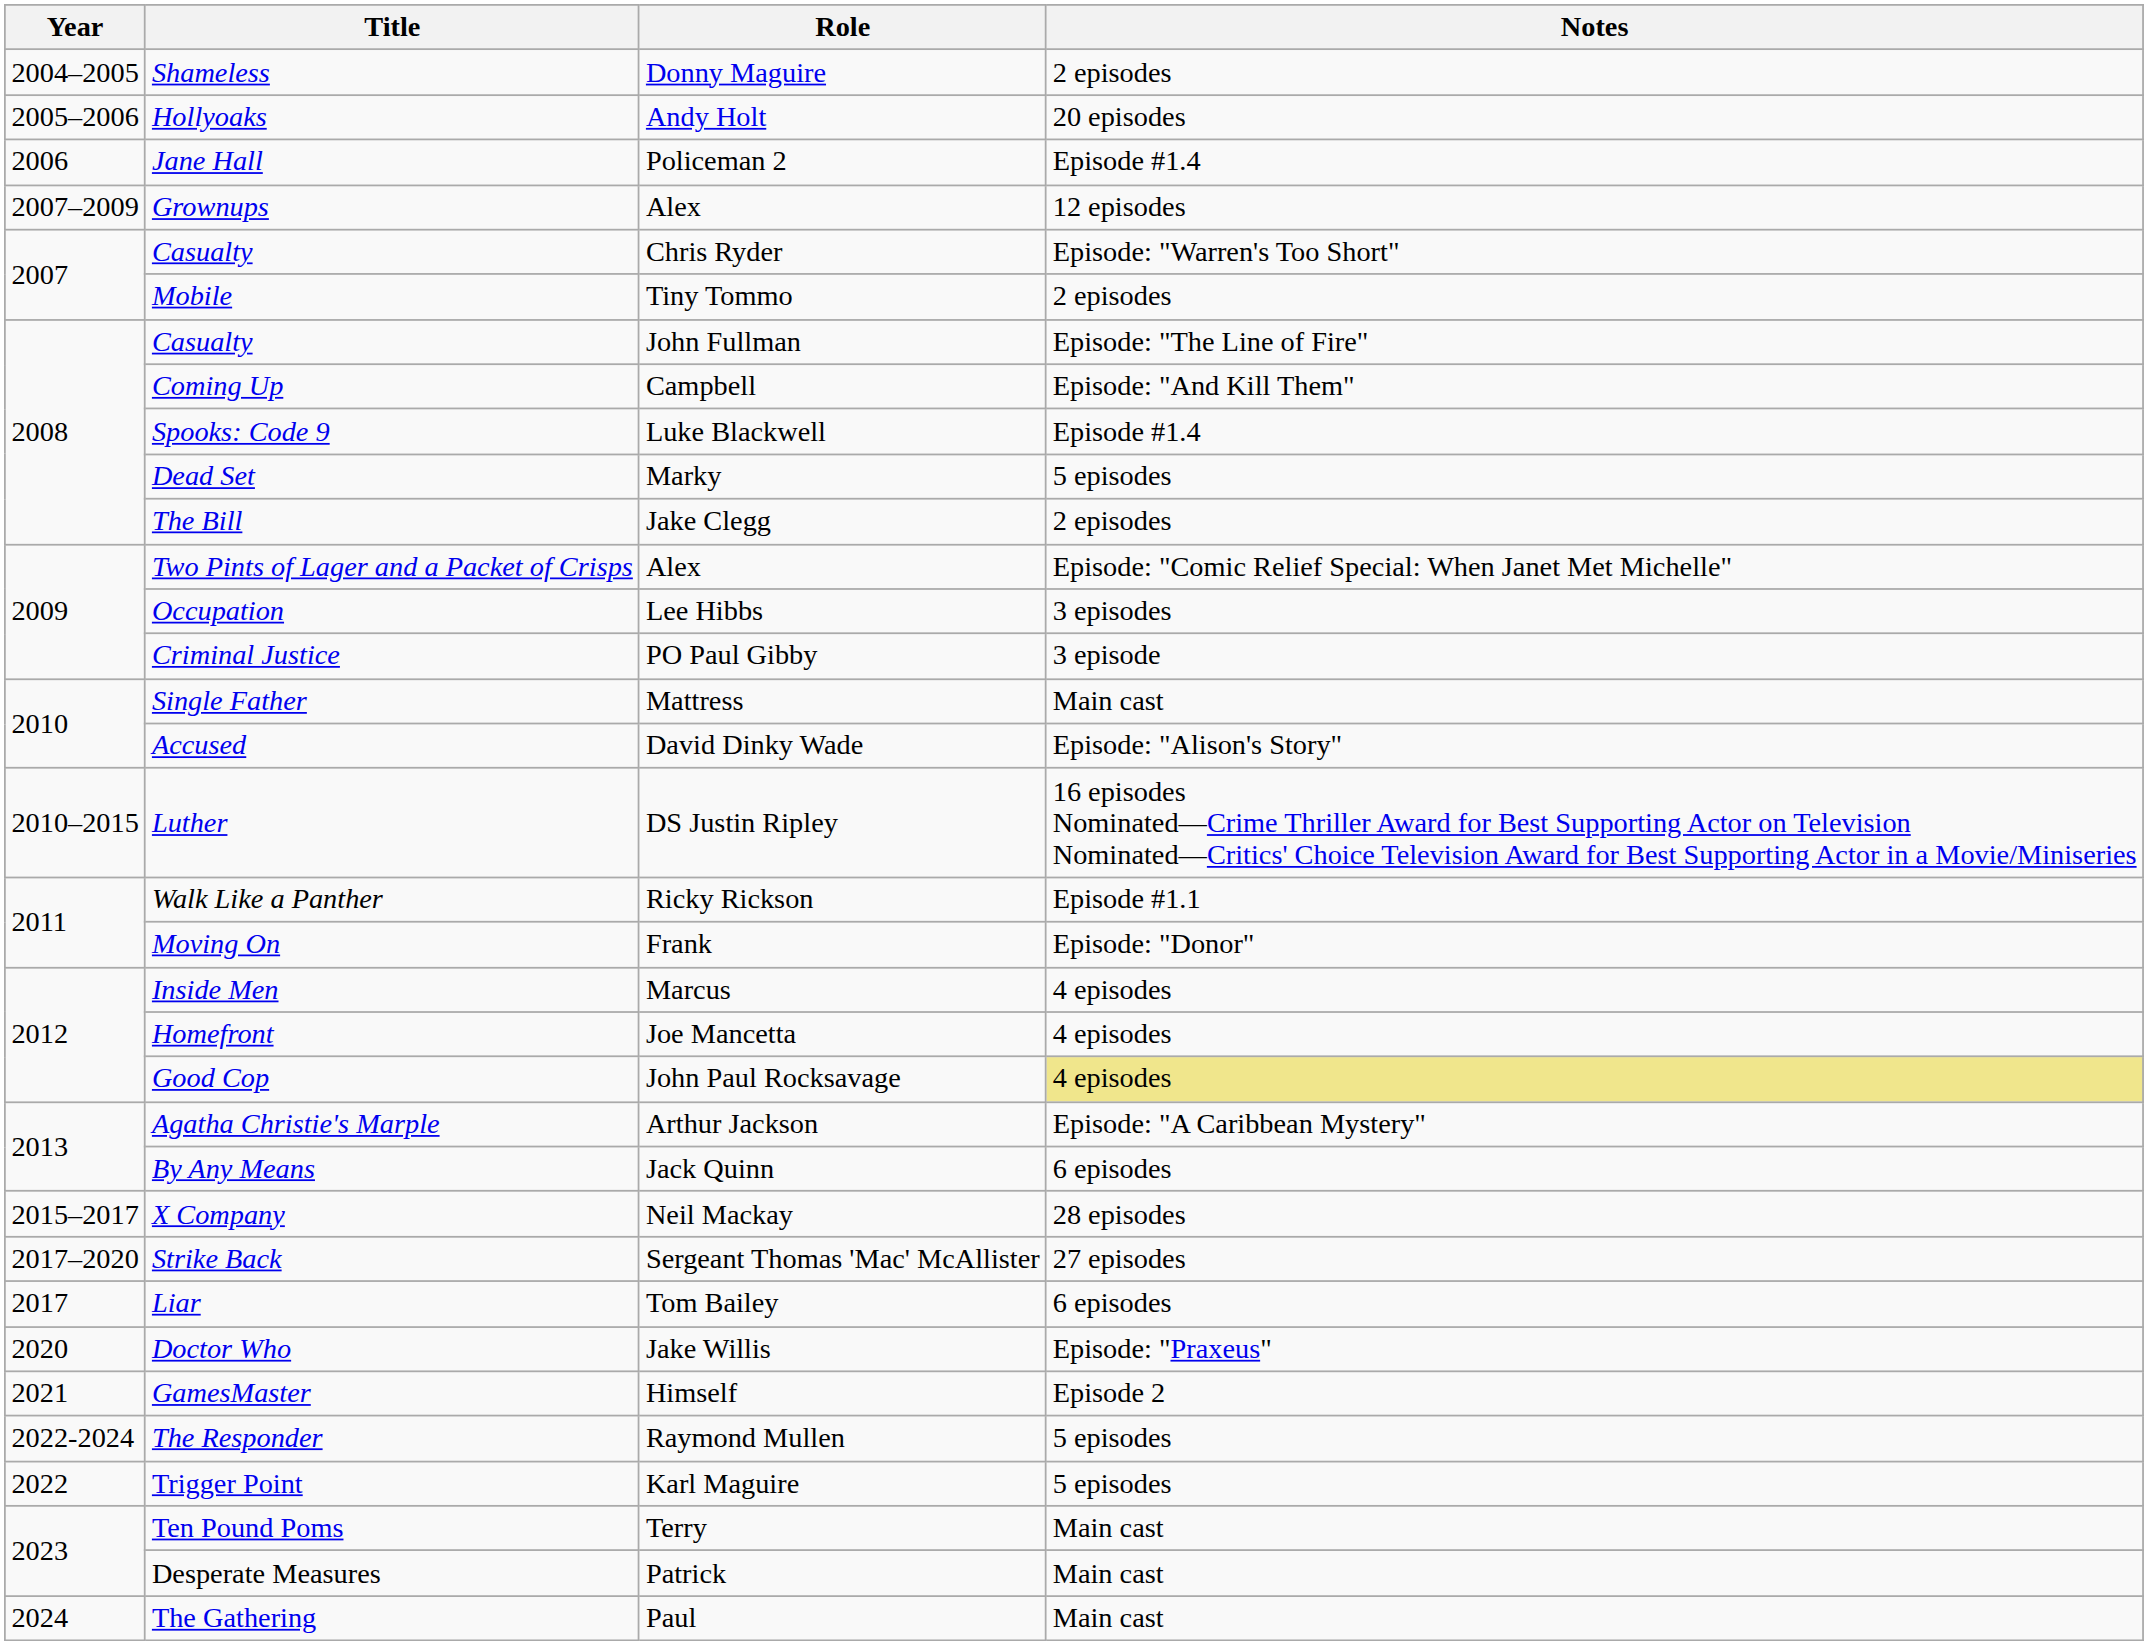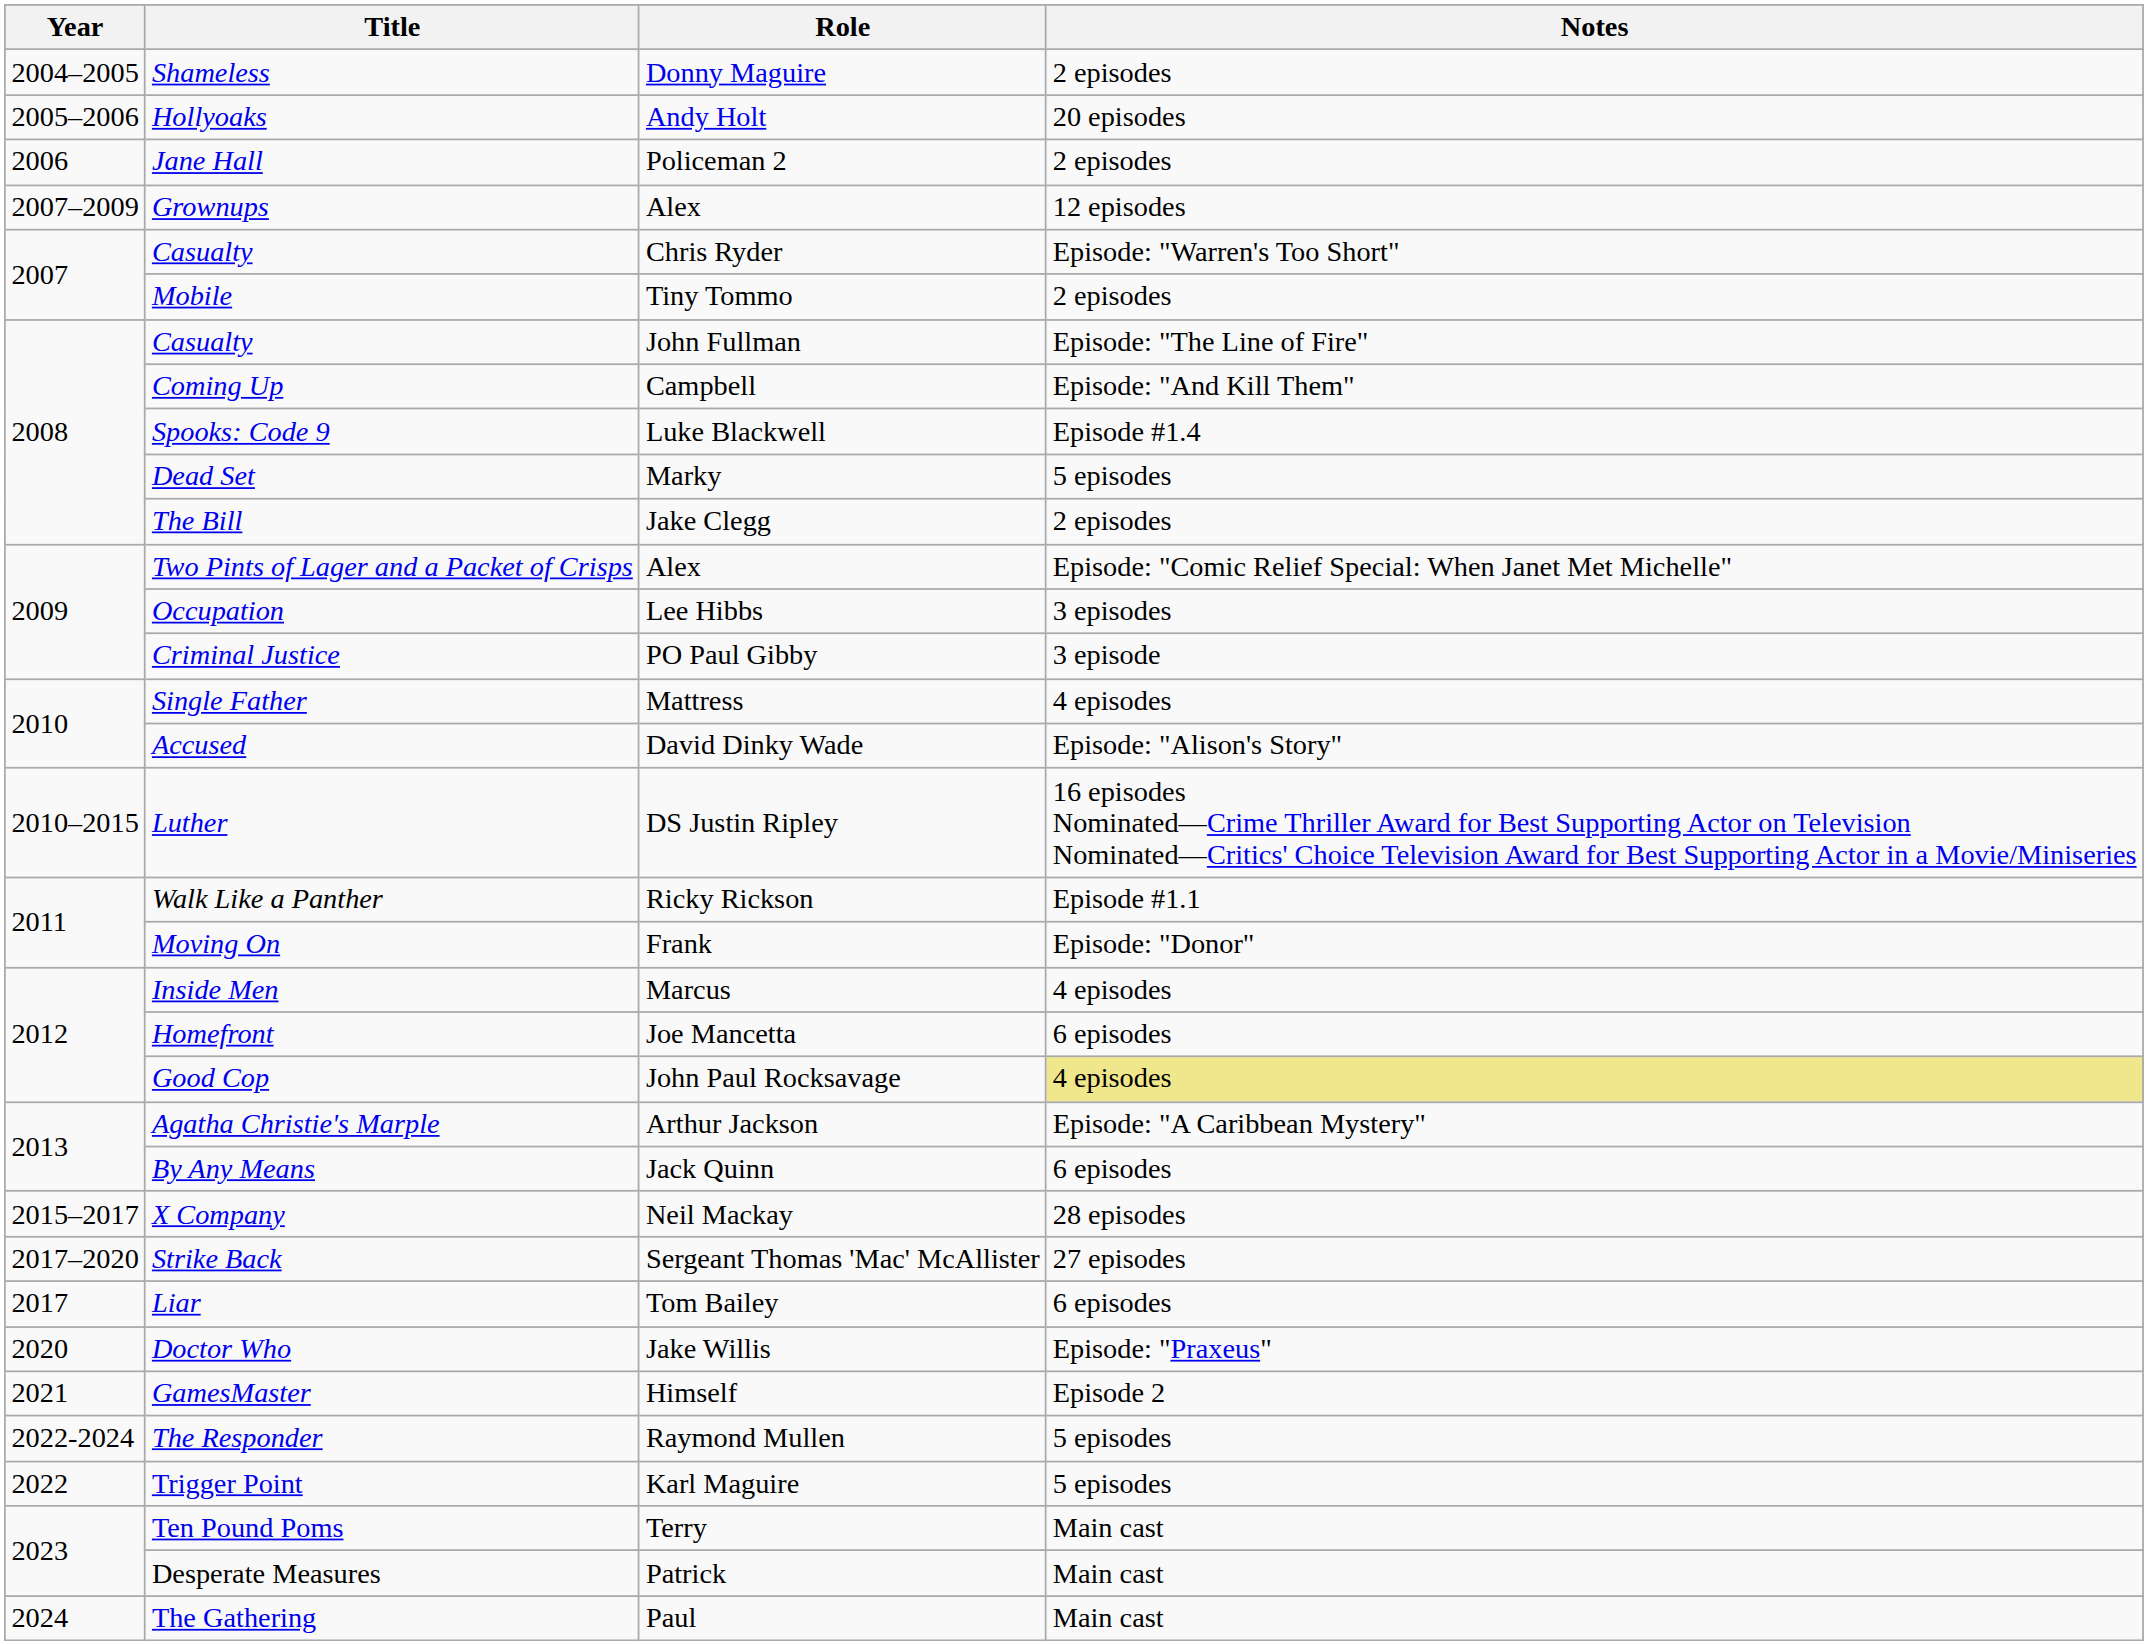(1127, 161) Episode #1.4 -> (1112, 161) 2 episodes
(1108, 700) Main cast -> (1112, 700) 4 episodes
(1112, 1033) 4 episodes -> (1112, 1033) 6 episodes
